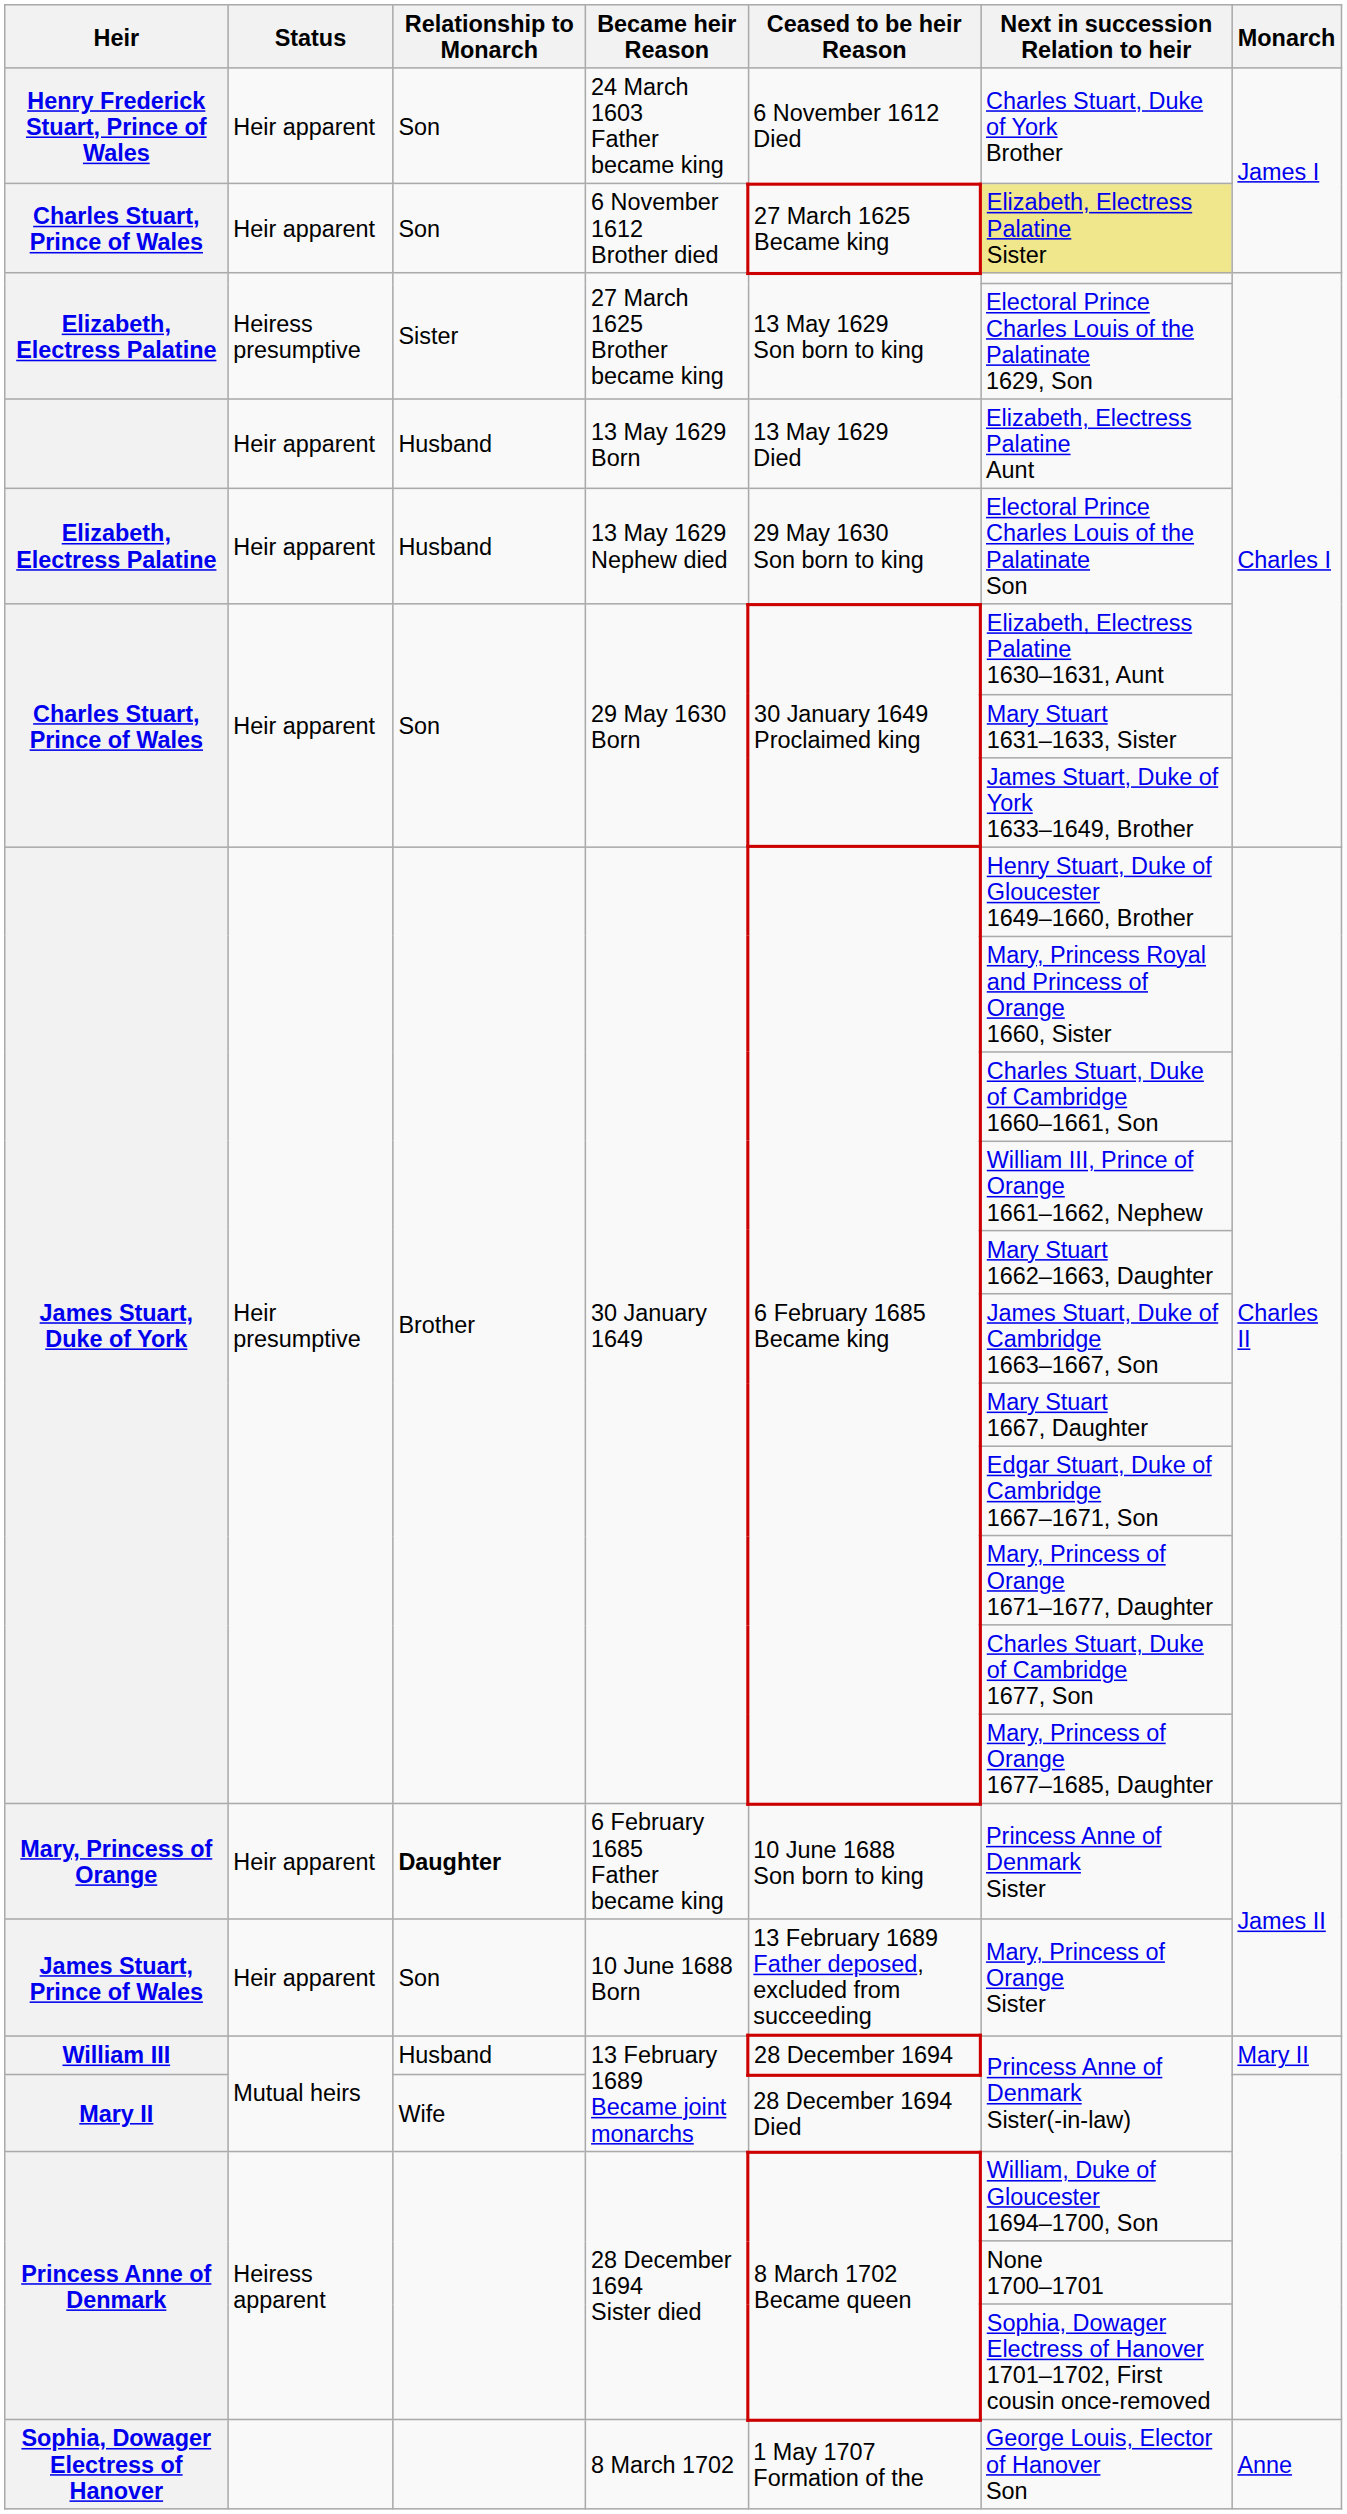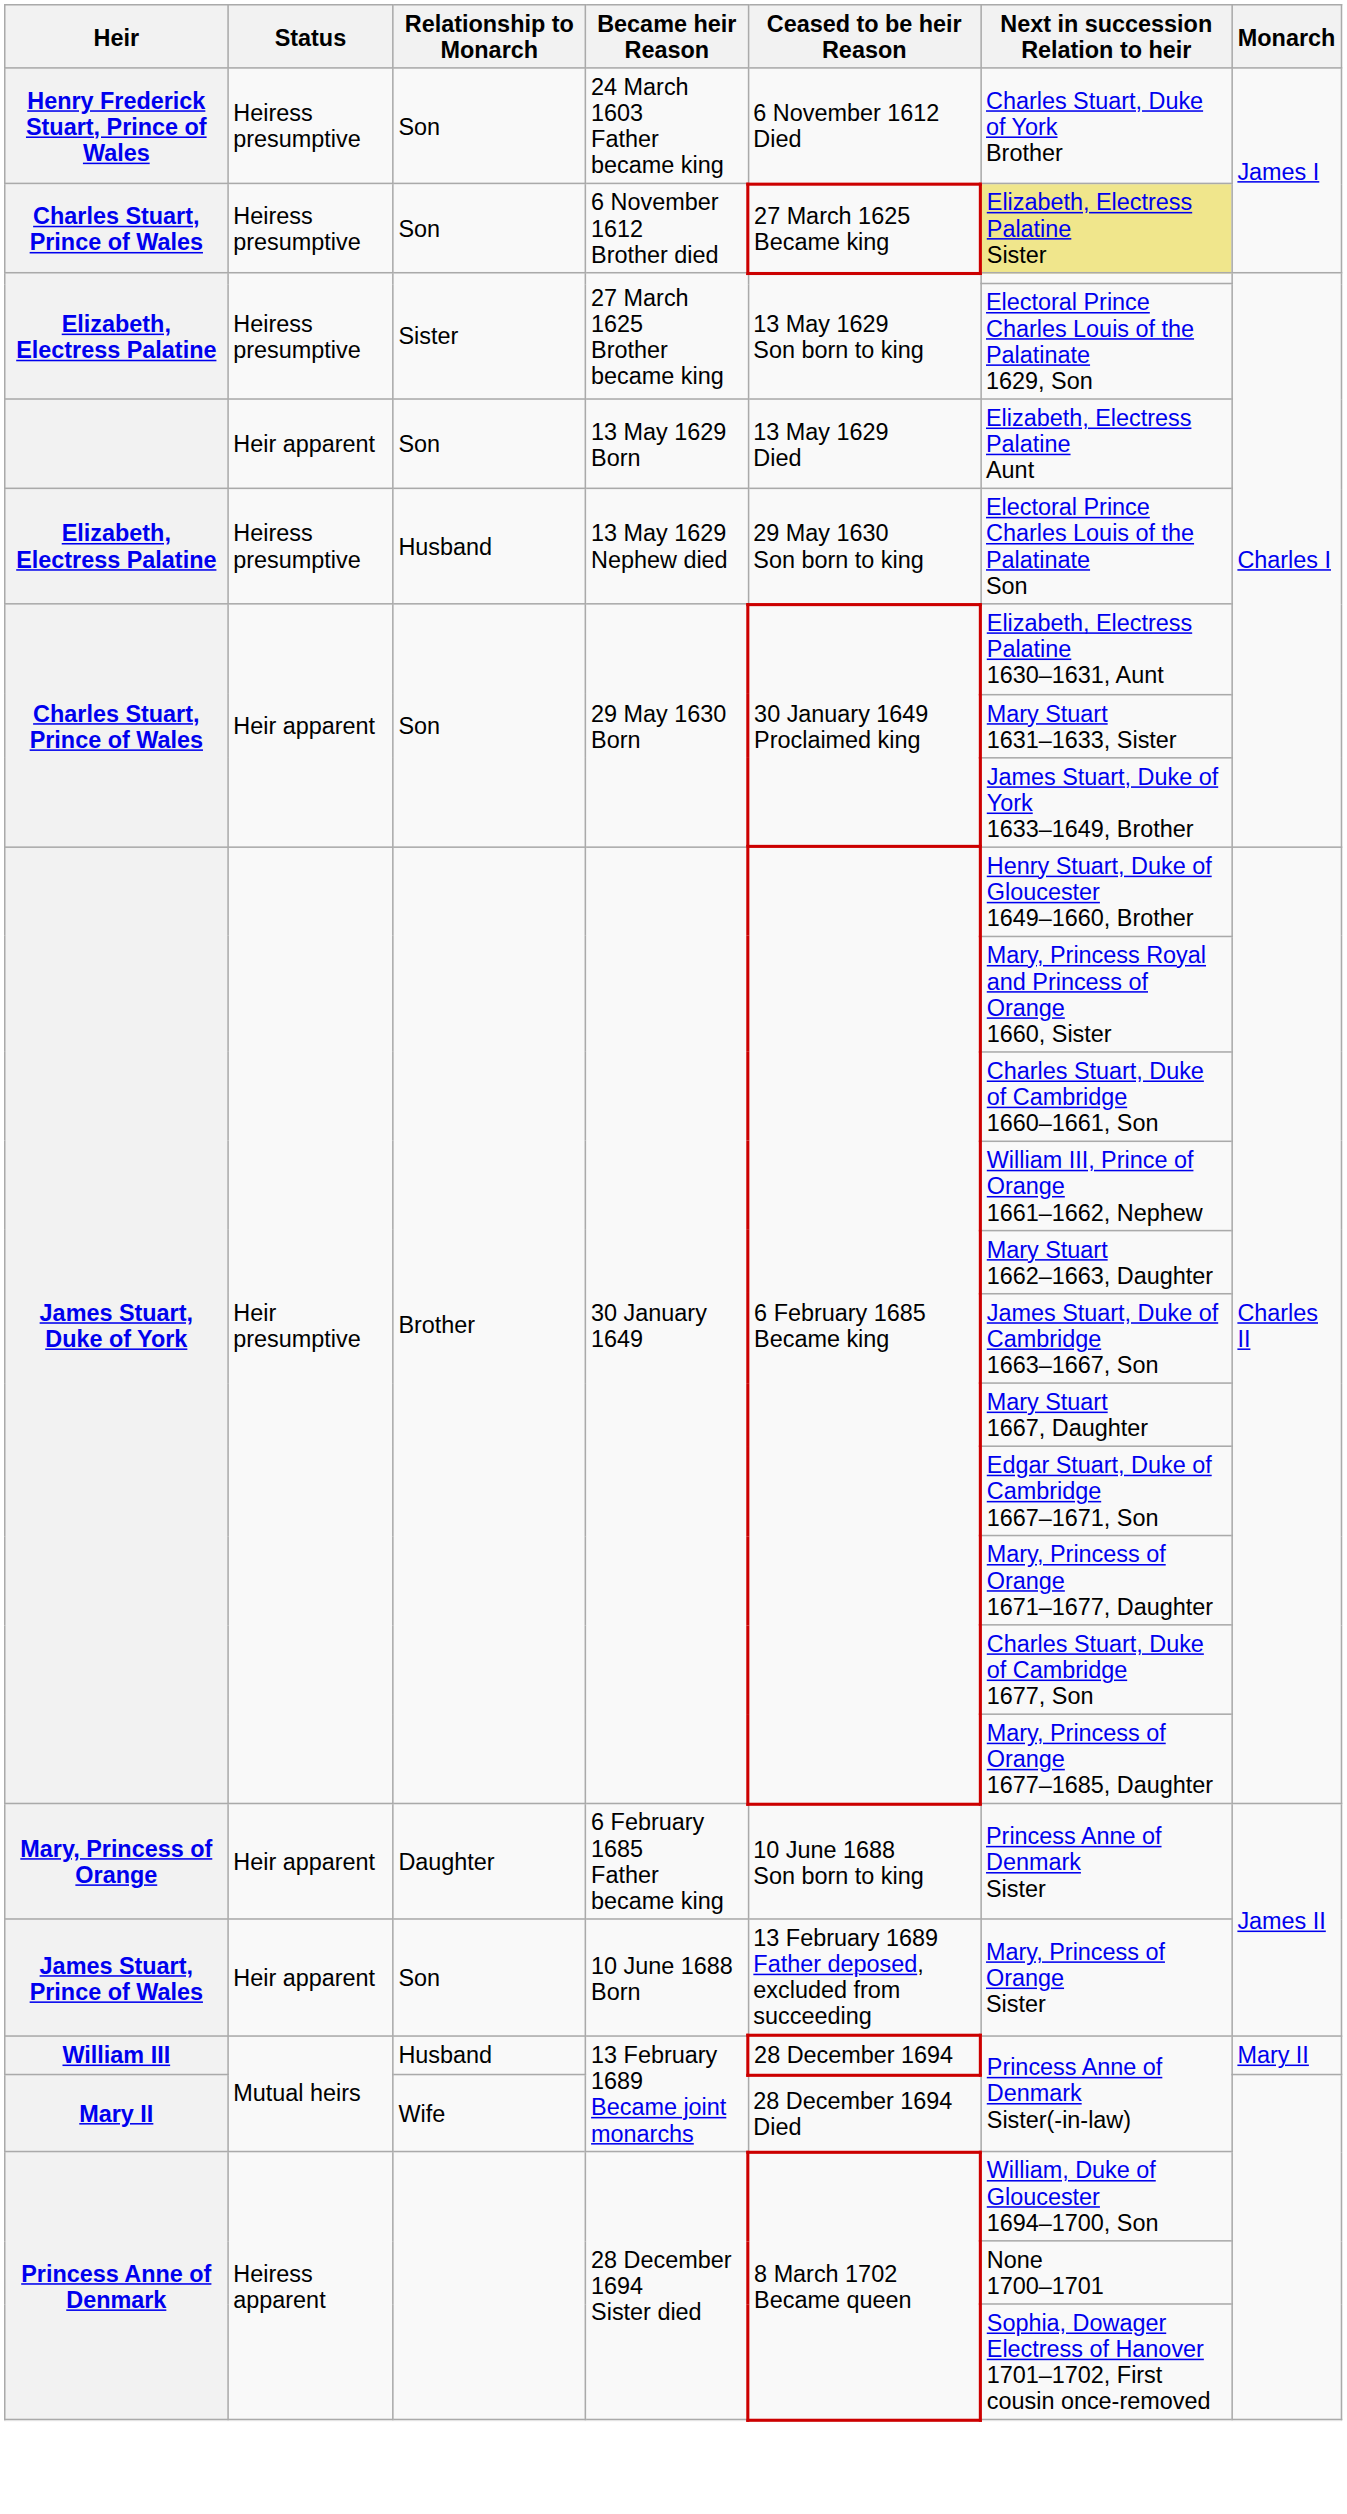(304, 126) Heir apparent -> (297, 126) Heiress presumptive
(304, 228) Heir apparent -> (297, 228) Heiress presumptive
(445, 444) Husband -> (419, 444) Son
(304, 547) Heir apparent -> (297, 547) Heiress presumptive
(450, 1862) bold -> (447, 1862) normal
- row: (116, 2465)
